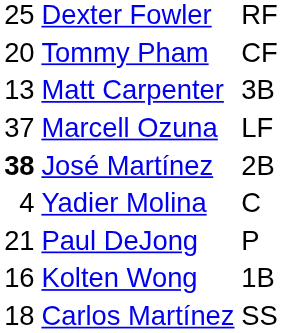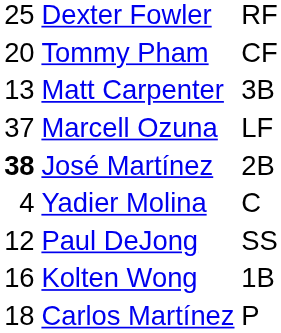(19, 240) 21 -> (19, 240) 12
(250, 240) P -> (260, 240) SS
(260, 316) SS -> (250, 316) P
